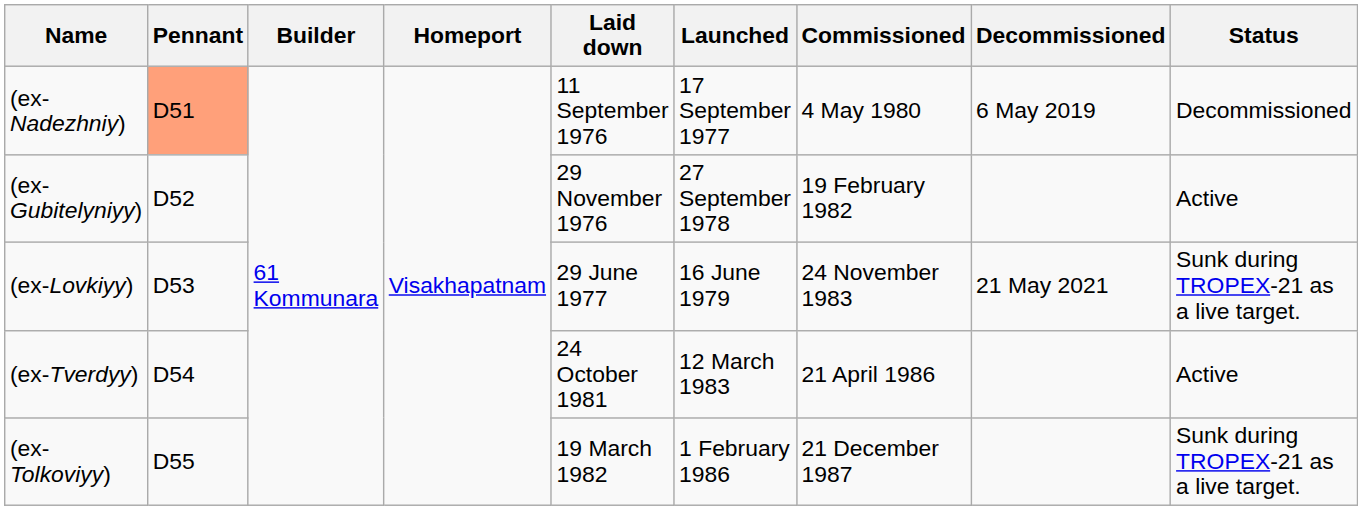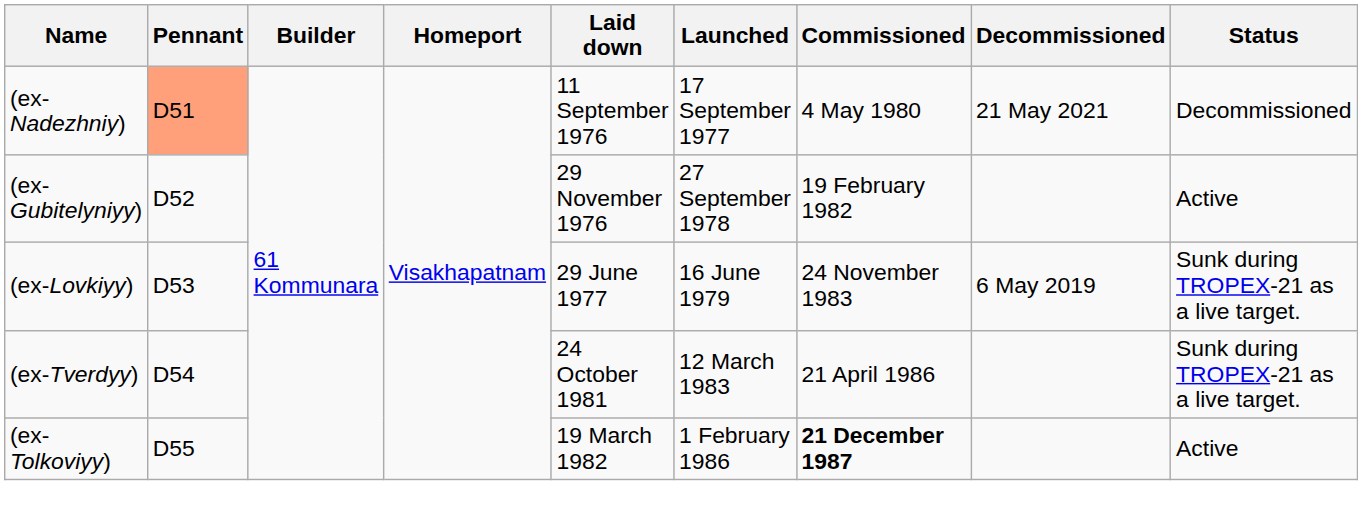(1036, 110) 6 May 2019 -> (1042, 110) 21 May 2021
(1042, 285) 21 May 2021 -> (1036, 285) 6 May 2019
(1207, 373) Active -> (1255, 373) Sunk during TROPEX-21 as a live target.
(870, 461) normal -> (873, 448) bold
(1255, 461) Sunk during TROPEX-21 as a live target. -> (1207, 448) Active
